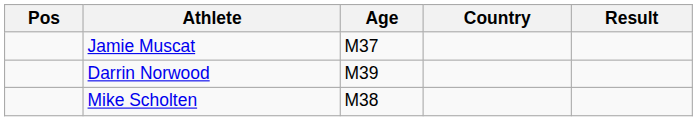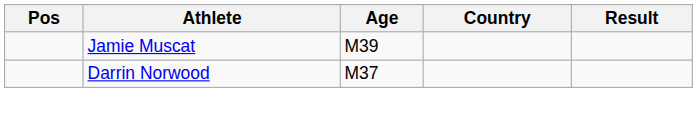(362, 45) M37 -> (362, 45) M39
(362, 73) M39 -> (362, 73) M37
- row: (142, 101)
